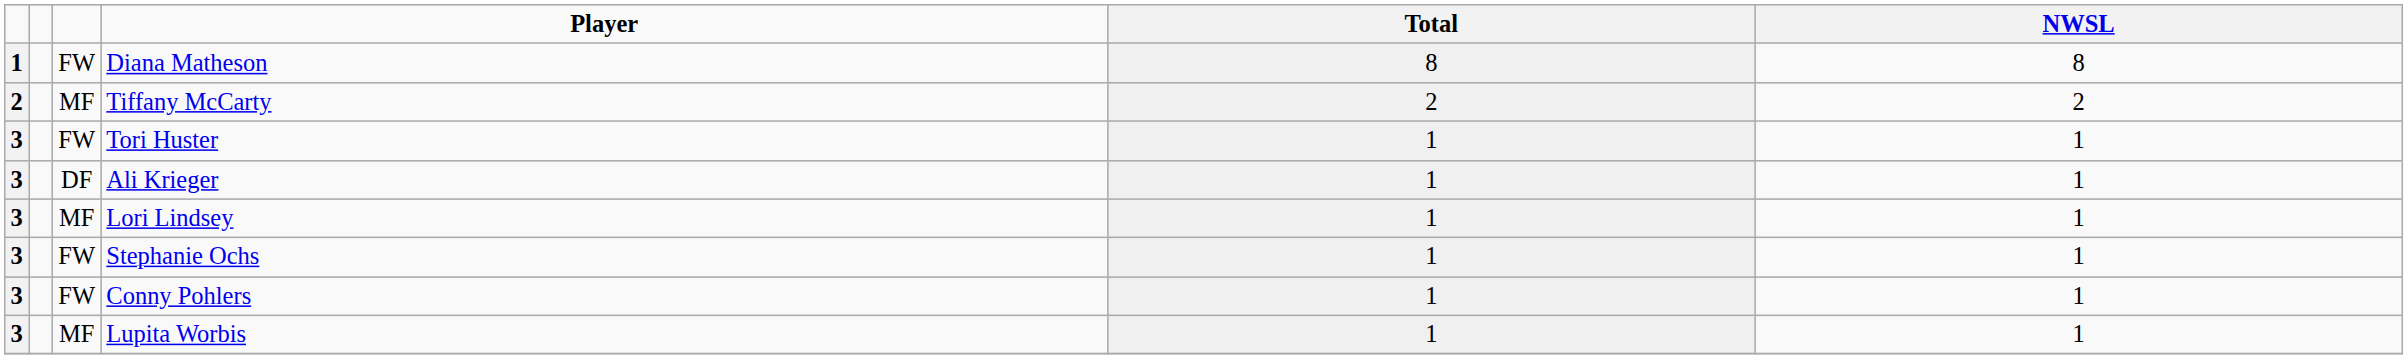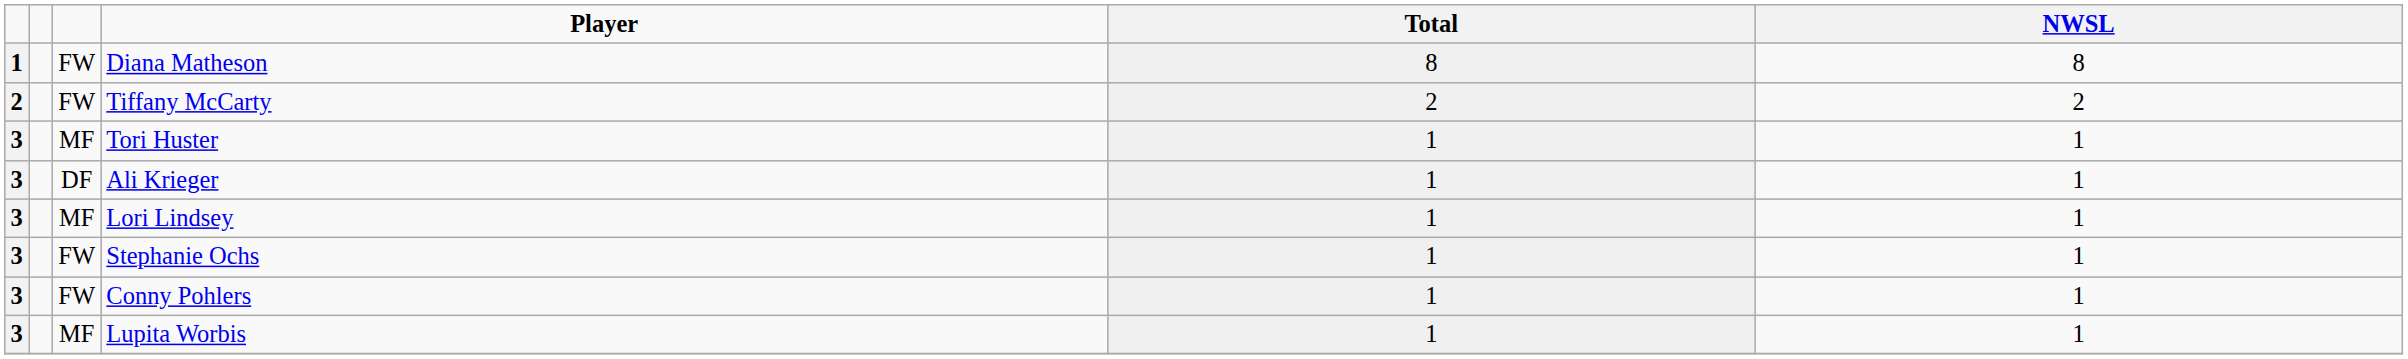(77, 101) MF -> (77, 101) FW
(77, 140) FW -> (77, 140) MF
